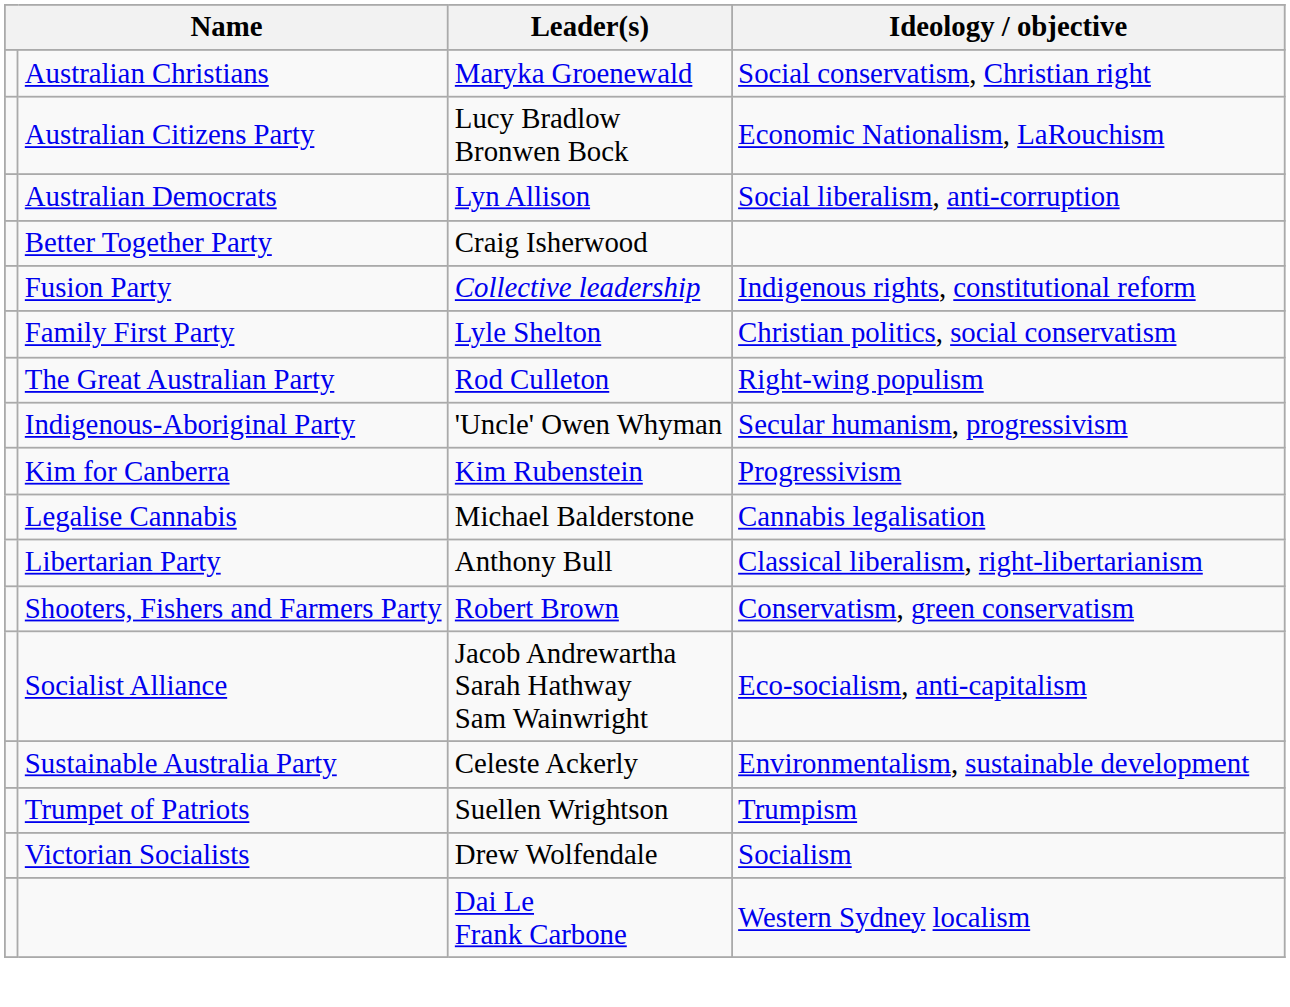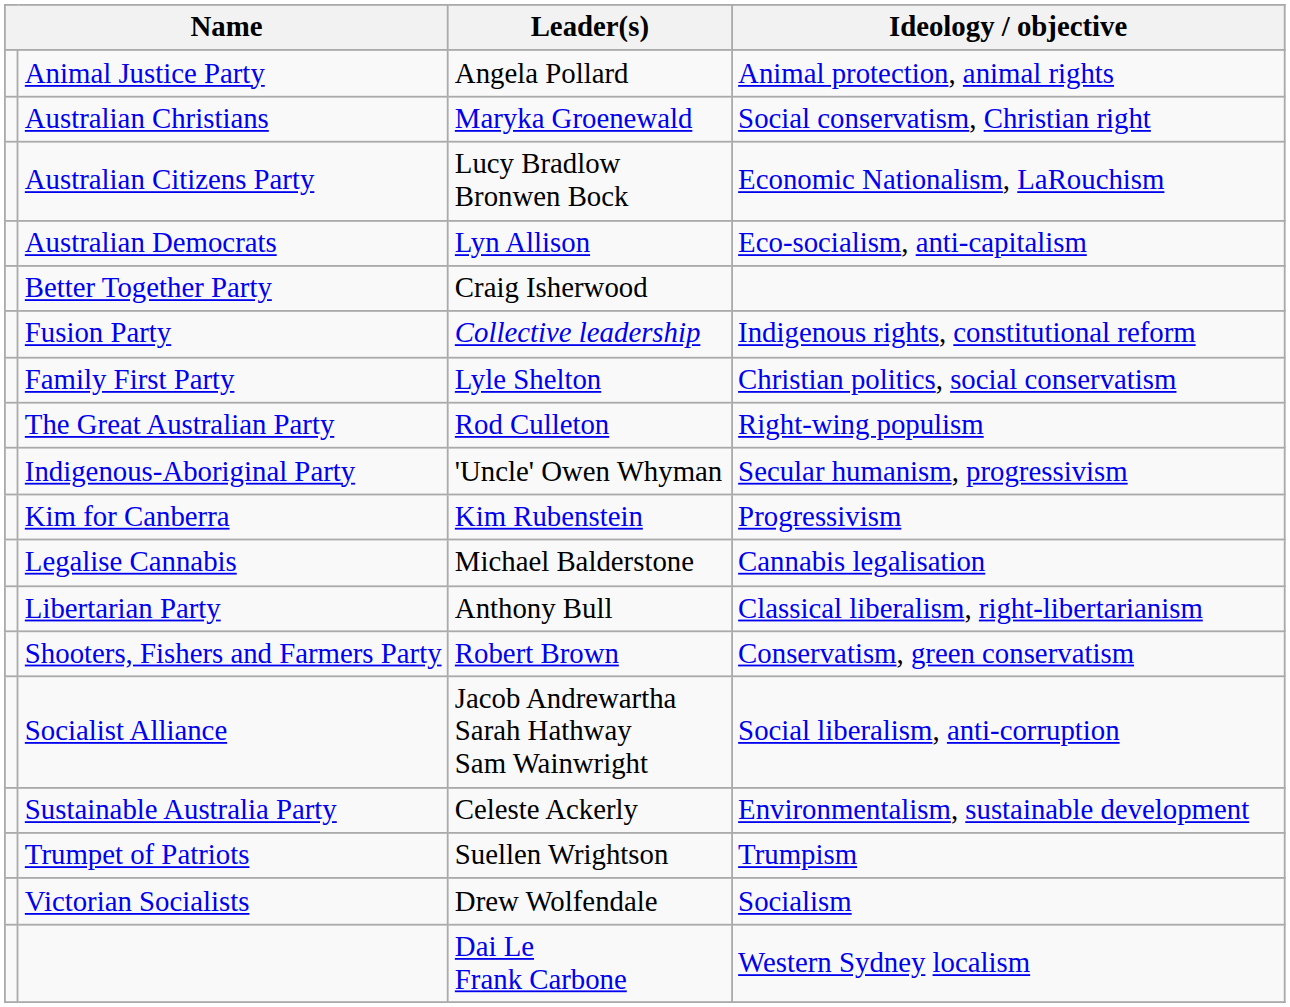+ row: (145, 73)
(929, 196) Social liberalism, anti-corruption -> (912, 242) Eco-socialism, anti-capitalism
(912, 685) Eco-socialism, anti-capitalism -> (929, 731) Social liberalism, anti-corruption
